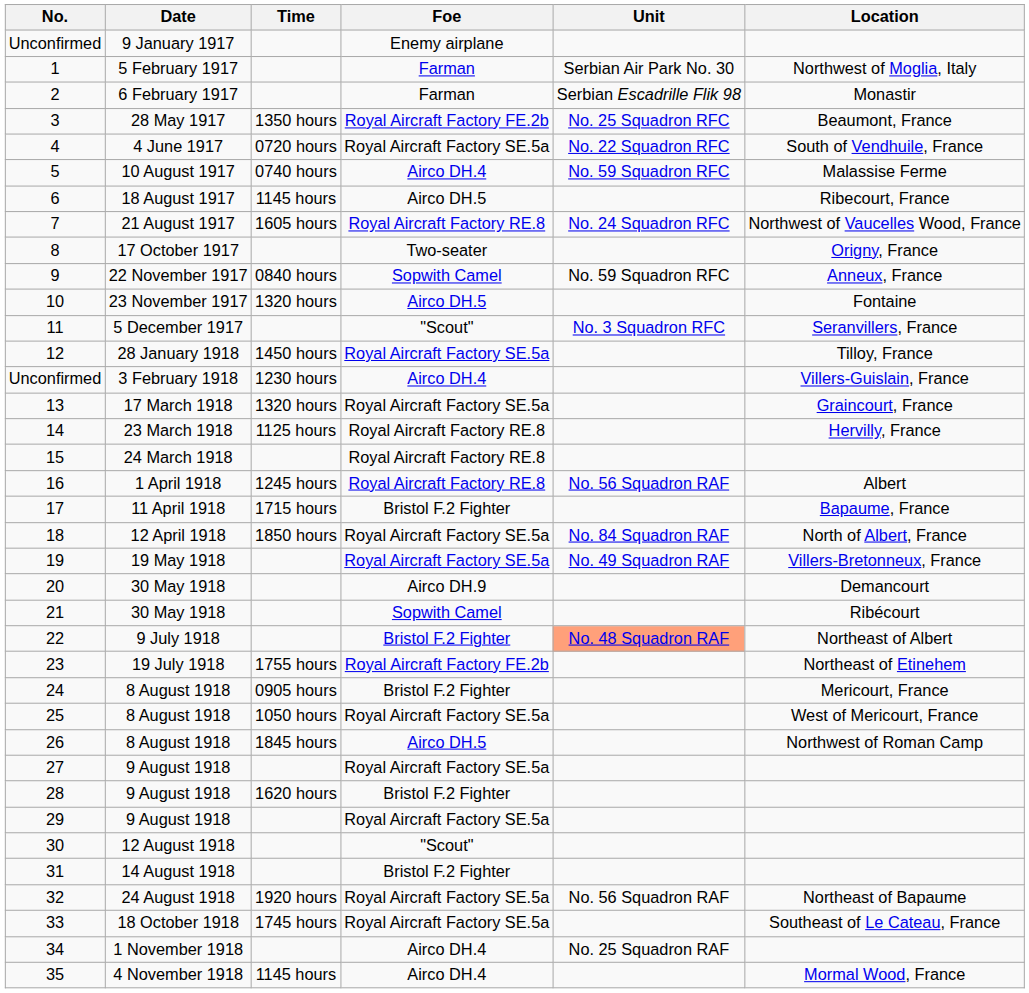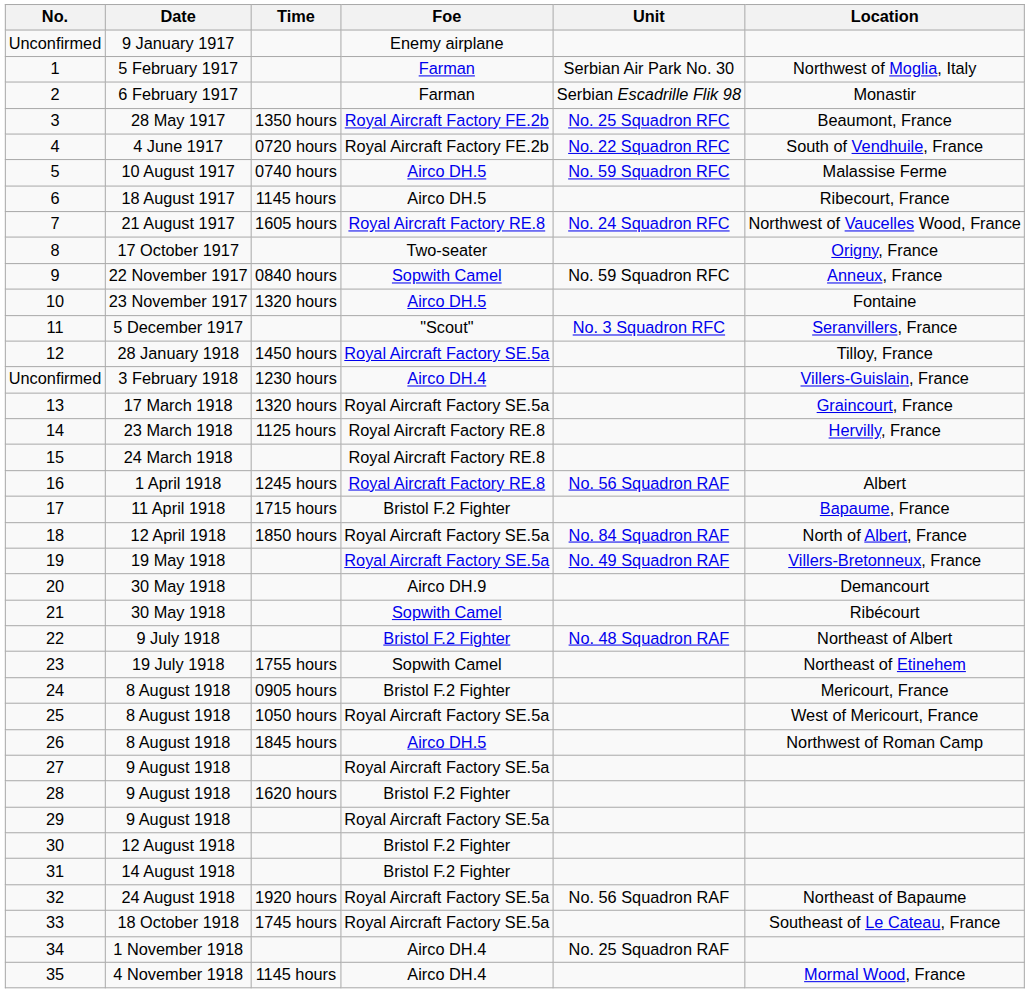(447, 146) Royal Aircraft Factory SE.5a -> (447, 146) Royal Aircraft Factory FE.2b
(447, 172) Airco DH.4 -> (447, 172) Airco DH.5
(649, 638) lightsalmon background -> (649, 638) no background
(447, 664) Royal Aircraft Factory FE.2b -> (447, 664) Sopwith Camel
(447, 845) "Scout" -> (447, 845) Bristol F.2 Fighter
